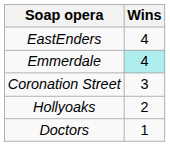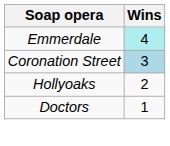- row: (64, 38)
(144, 84) no background -> (144, 61) lightblue background
